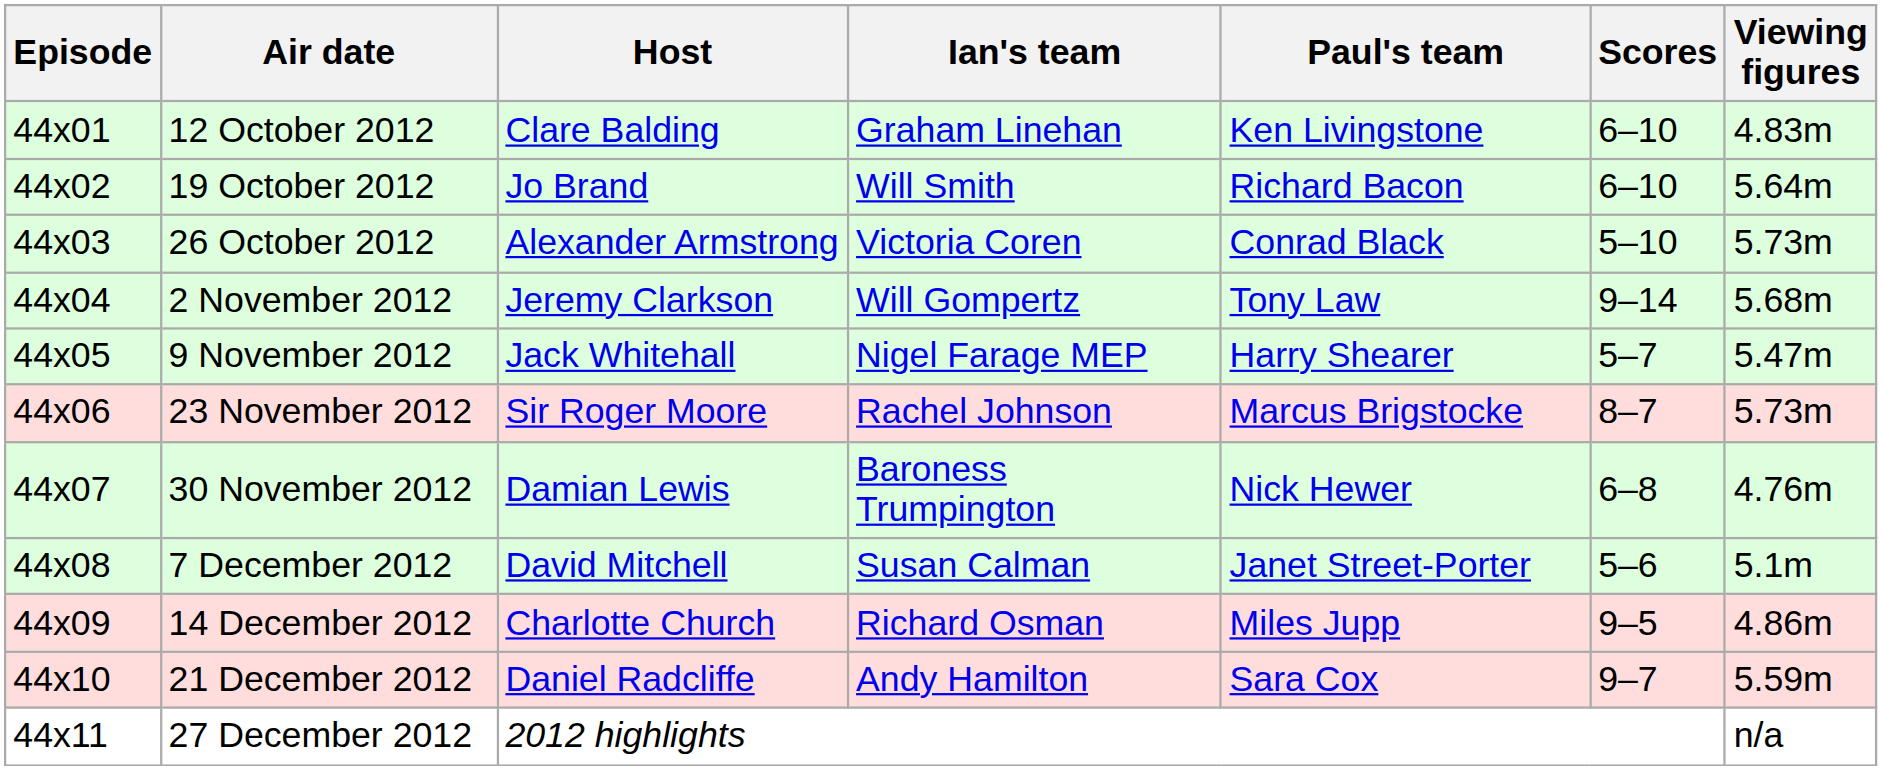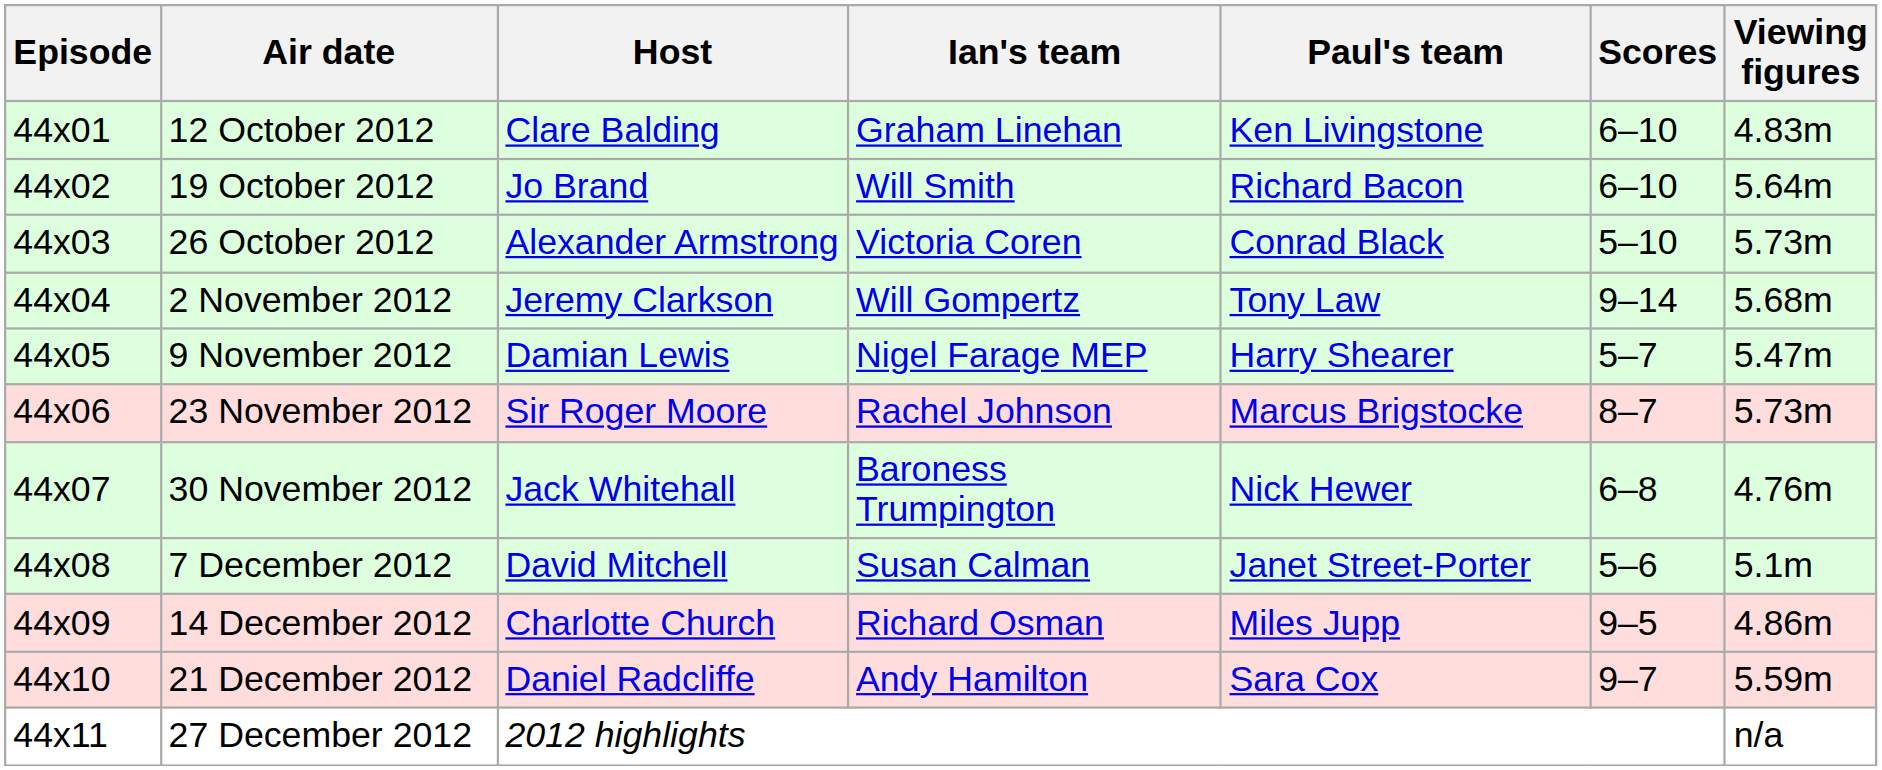(620, 355) Jack Whitehall -> (617, 355) Damian Lewis
(617, 489) Damian Lewis -> (620, 489) Jack Whitehall
